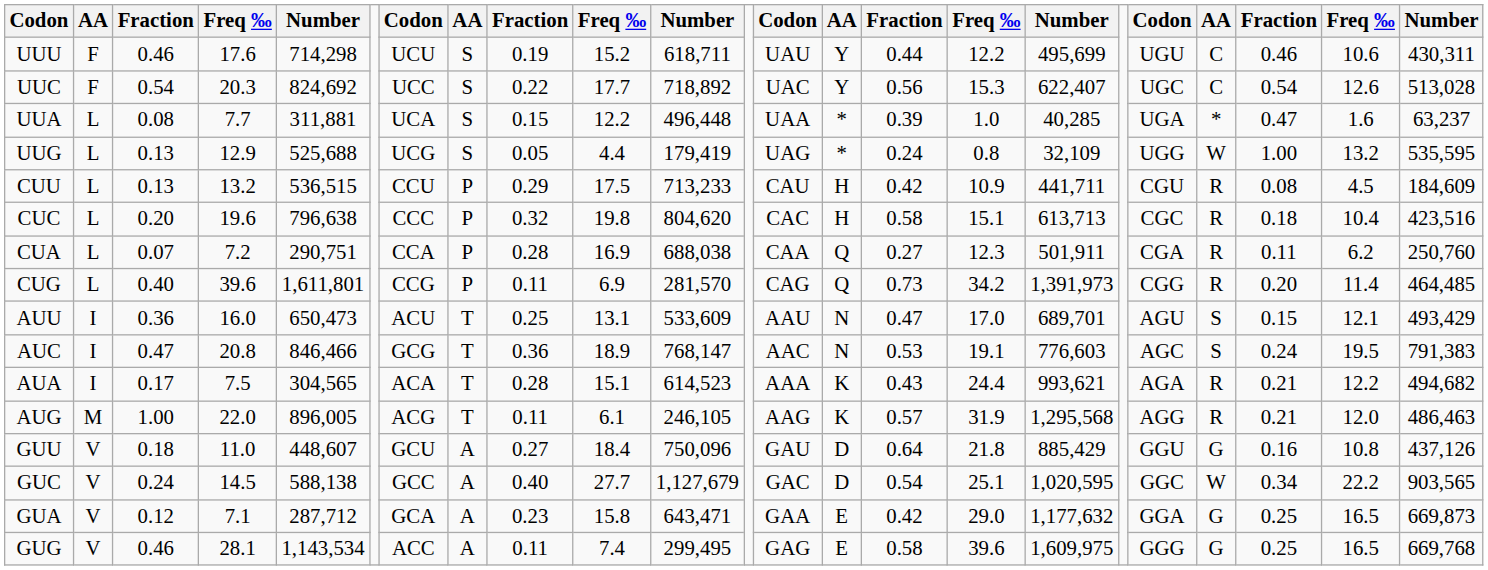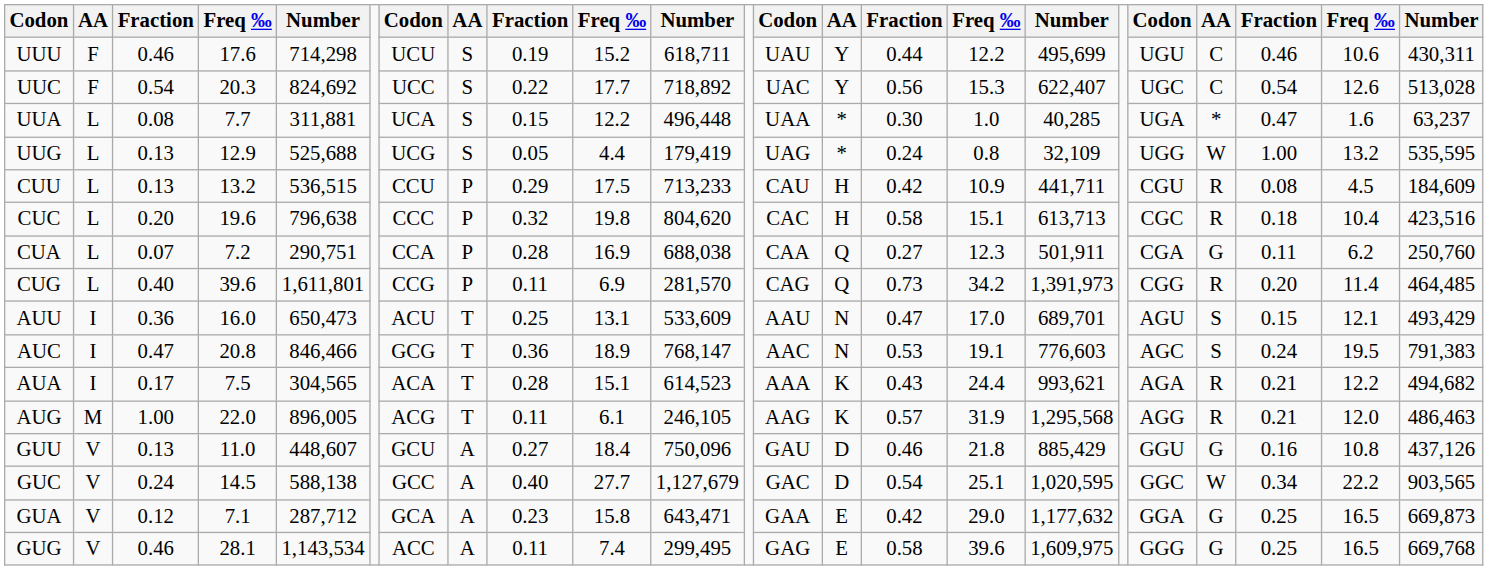(904, 119) 0.39 -> (904, 119) 0.30
(1216, 251) R -> (1216, 251) G
(156, 449) 0.18 -> (156, 449) 0.13
(904, 449) 0.64 -> (904, 449) 0.46
